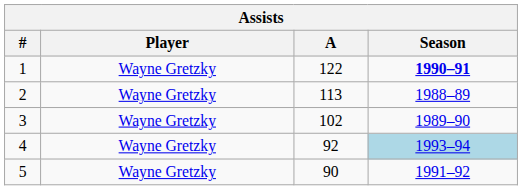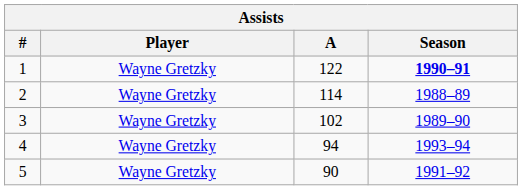(331, 95) 113 -> (331, 95) 114
(331, 146) 92 -> (331, 146) 94
(443, 146) lightblue background -> (443, 146) no background
